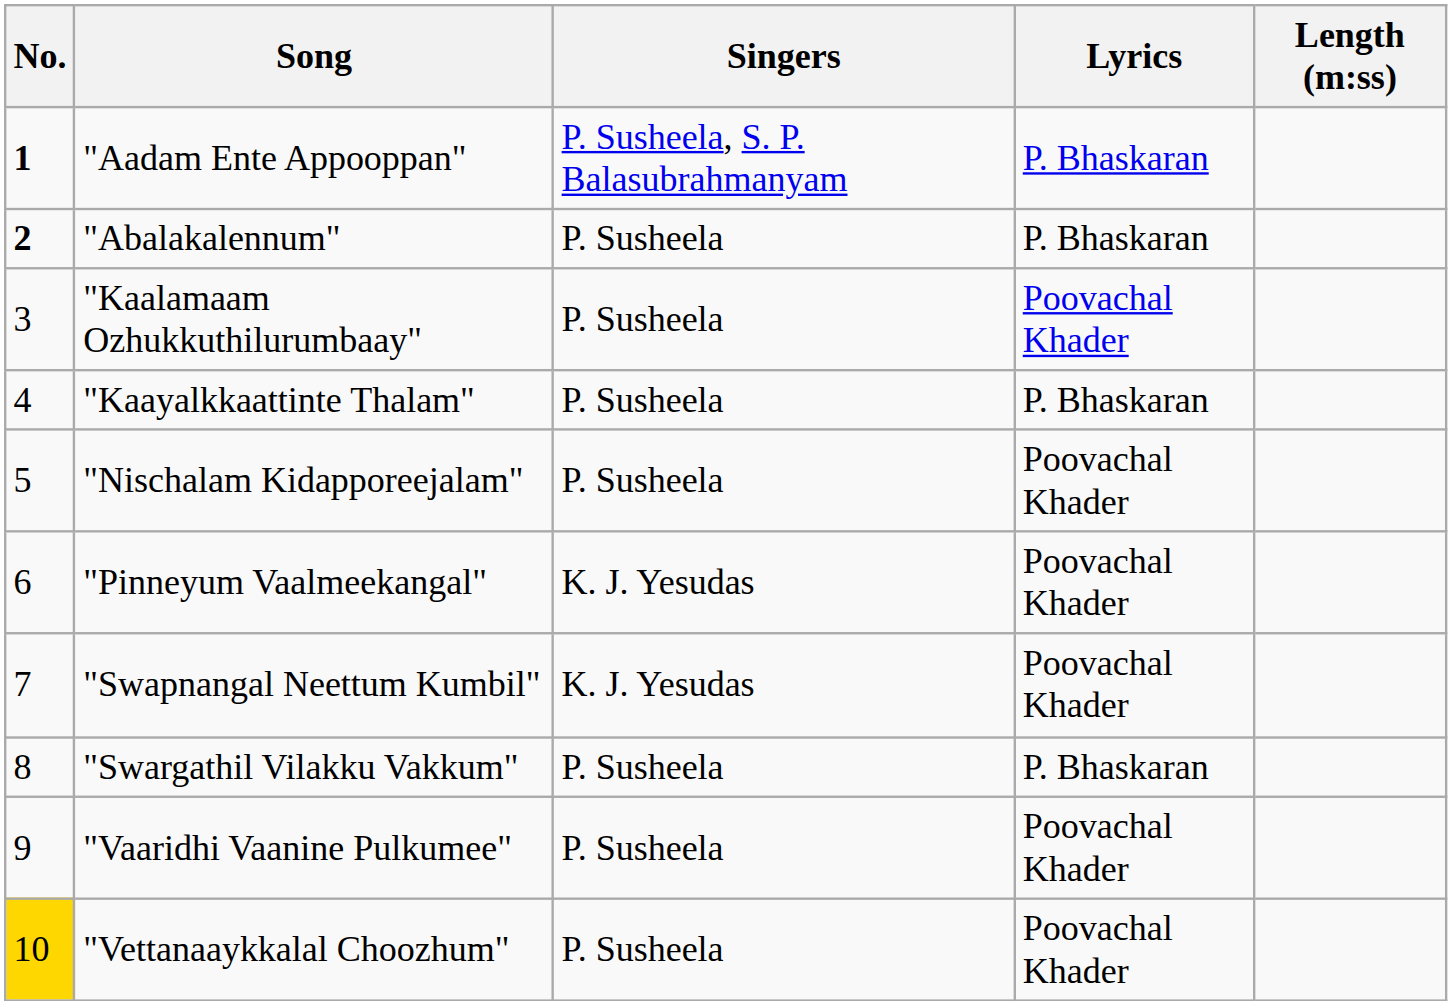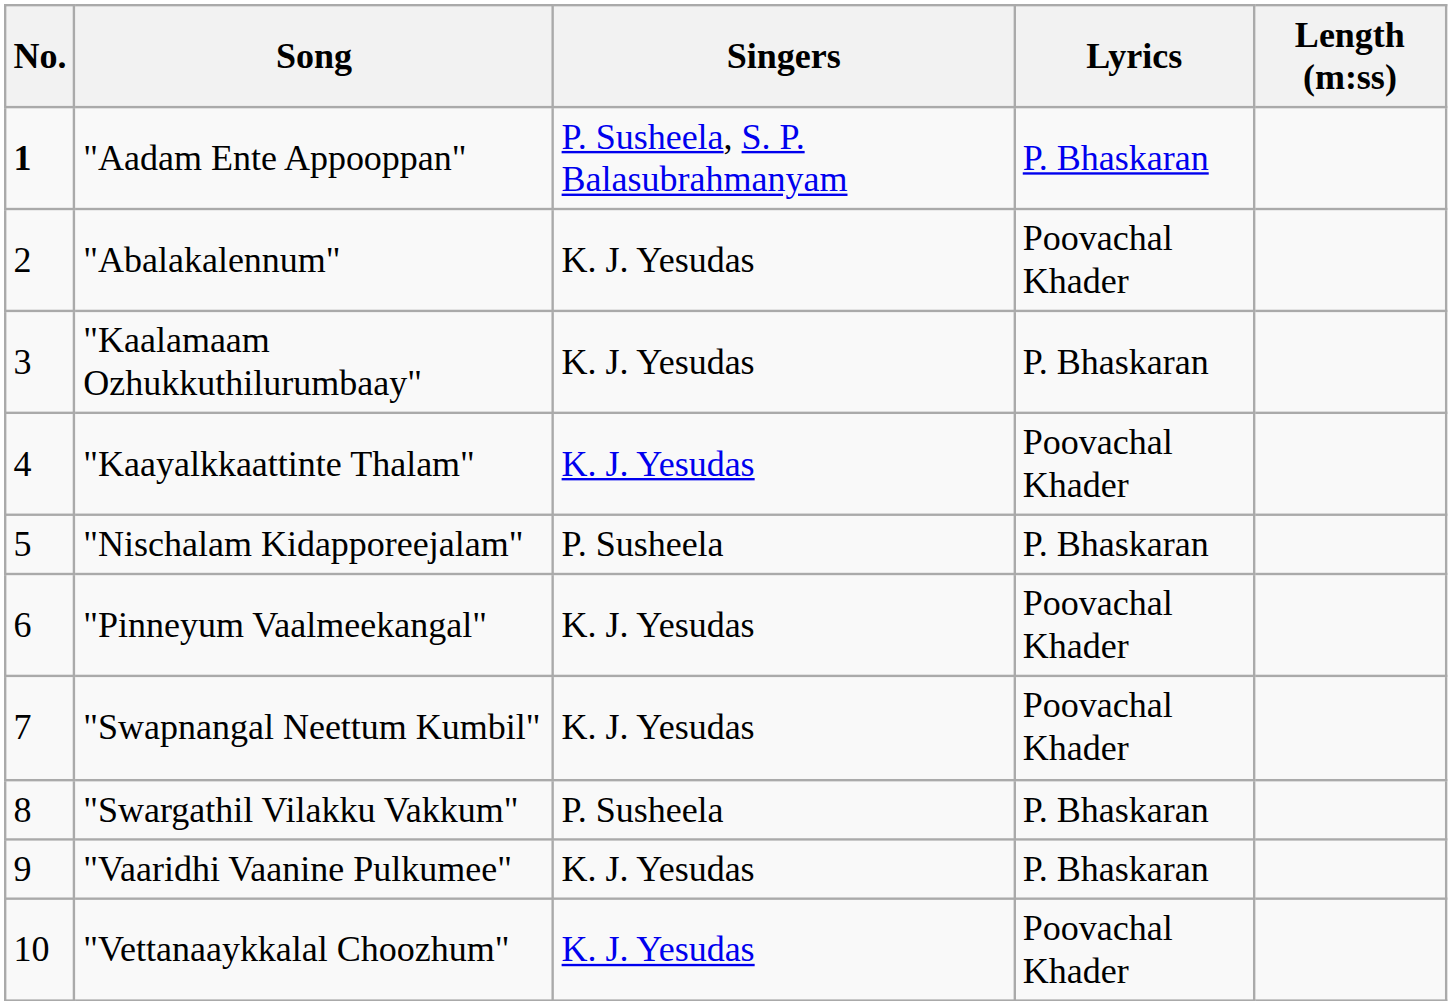(23, 238) bold -> (23, 259) normal
(643, 238) P. Susheela -> (658, 259) K. J. Yesudas
(1116, 238) P. Bhaskaran -> (1098, 259) Poovachal Khader
(643, 319) P. Susheela -> (658, 361) K. J. Yesudas
(1098, 319) Poovachal Khader -> (1116, 361) P. Bhaskaran
(643, 399) P. Susheela -> (658, 463) K. J. Yesudas
(1116, 399) P. Bhaskaran -> (1098, 463) Poovachal Khader
(1098, 480) Poovachal Khader -> (1116, 544) P. Bhaskaran
(643, 846) P. Susheela -> (658, 867) K. J. Yesudas
(1098, 846) Poovachal Khader -> (1116, 867) P. Bhaskaran
(32, 948) gold background -> (32, 948) no background
(643, 948) P. Susheela -> (658, 948) K. J. Yesudas
